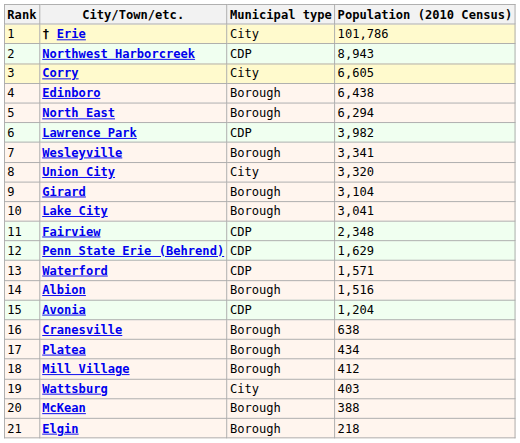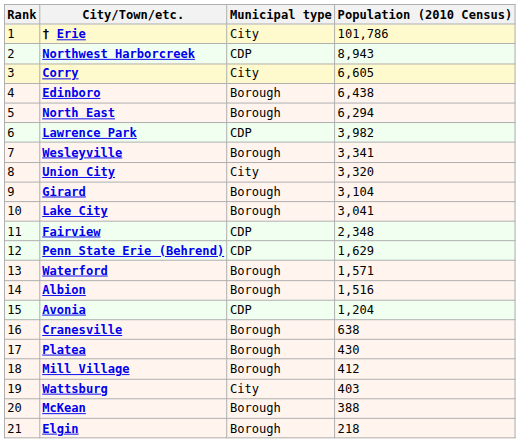(241, 270) CDP -> (255, 270) Borough
(349, 349) 434 -> (349, 349) 430
